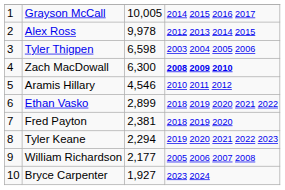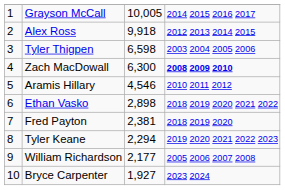(142, 31) 9,978 -> (142, 31) 9,918
(142, 103) 2,899 -> (142, 103) 2,898
